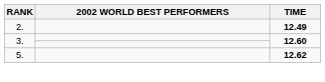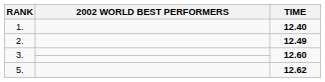+ row: (20, 27)
